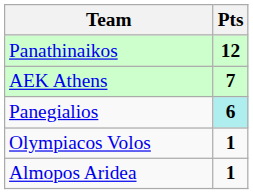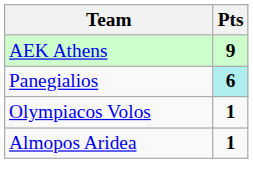- row: (63, 50)
(231, 81) 7 -> (231, 50) 9
